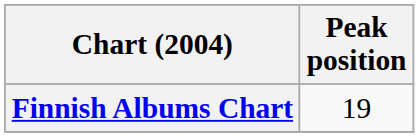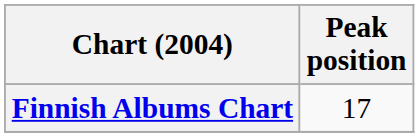(357, 107) 19 -> (357, 107) 17
